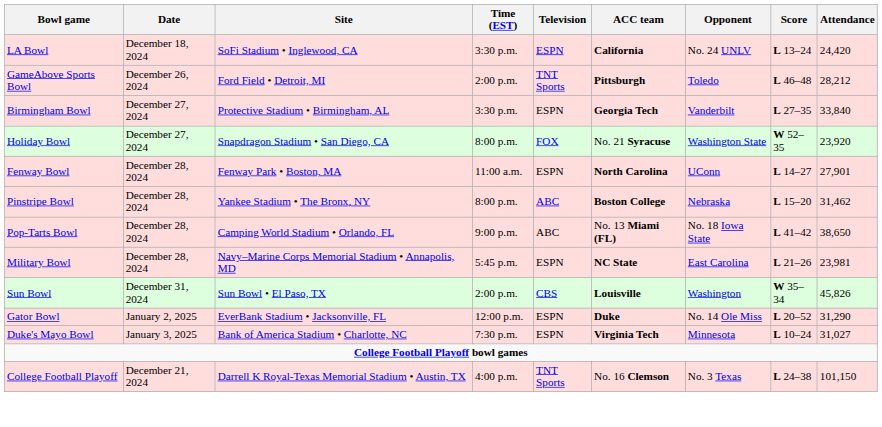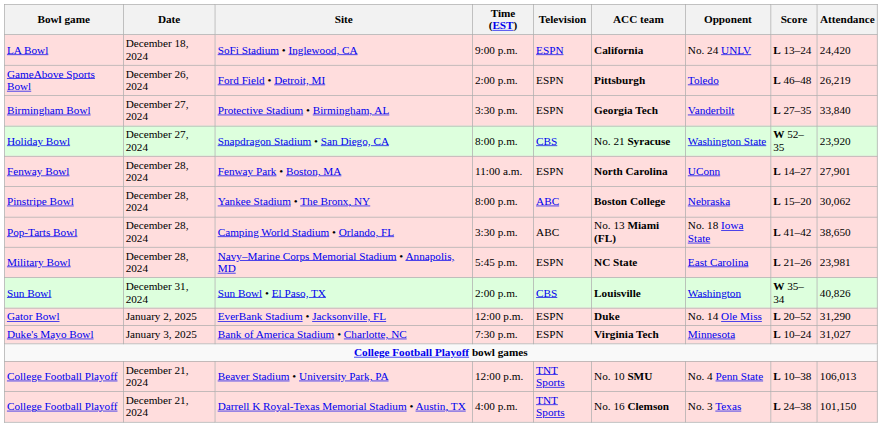(496, 50) 3:30 p.m. -> (496, 50) 9:00 p.m.
(550, 80) TNT Sports -> (550, 80) ESPN
(835, 80) 28,212 -> (835, 80) 26,219
(547, 141) FOX -> (547, 141) CBS
(835, 201) 31,462 -> (835, 201) 30,062
(496, 232) 9:00 p.m. -> (496, 232) 3:30 p.m.
(835, 292) 45,826 -> (835, 292) 40,826
+ row: (303, 376)
